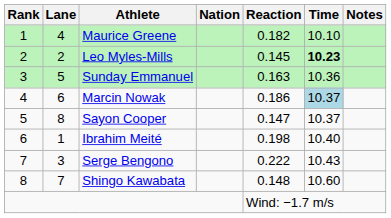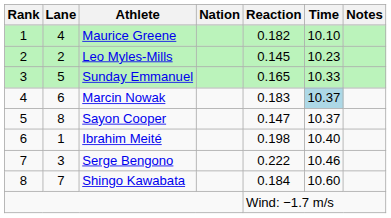(324, 56) bold -> (324, 56) normal
(274, 77) 0.163 -> (274, 77) 0.165
(324, 77) 10.36 -> (324, 77) 10.33
(274, 98) 0.186 -> (274, 98) 0.183
(324, 160) 10.43 -> (324, 160) 10.46
(274, 181) 0.148 -> (274, 181) 0.184
